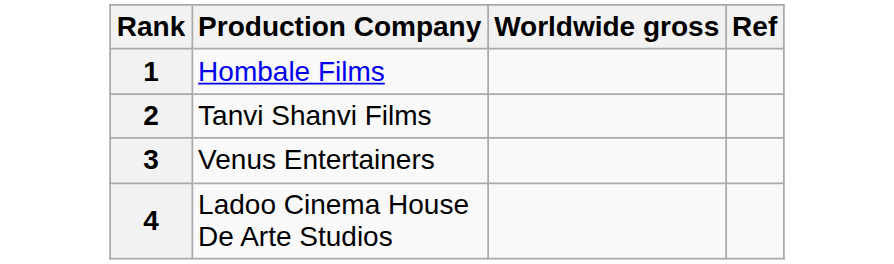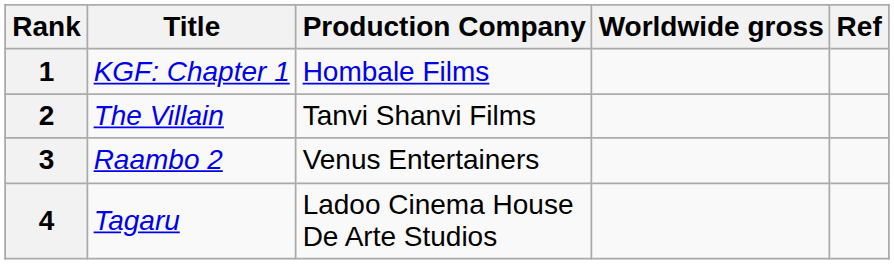+ column: (192, 26)
